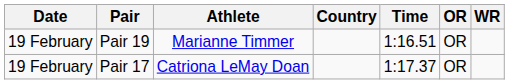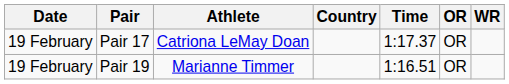rows swapped: (125, 66) <-> (125, 41)
